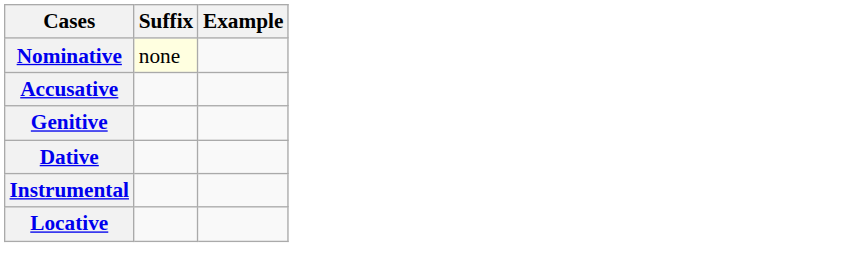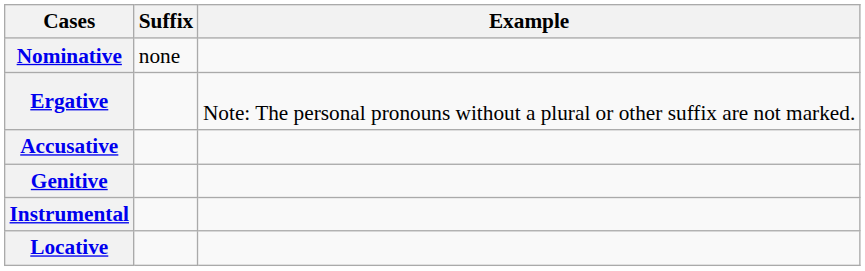(159, 55) lightyellow background -> (159, 55) no background
+ row: (69, 100)
- row: (69, 156)
